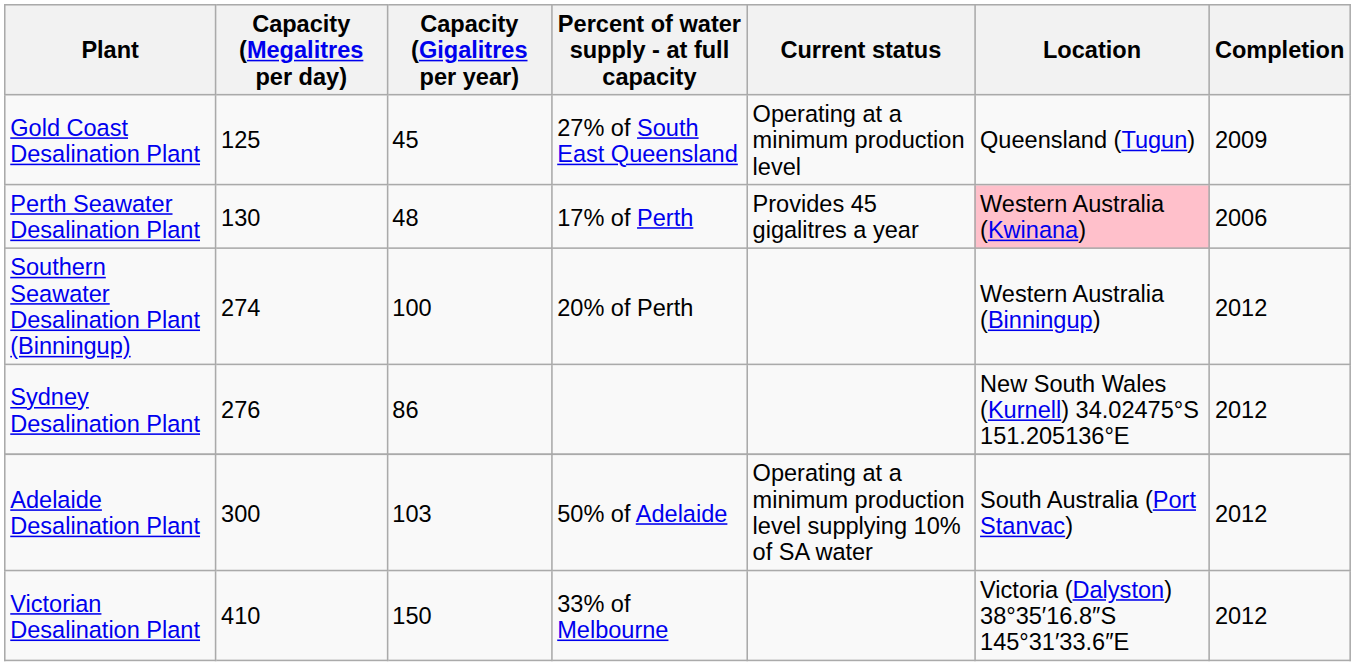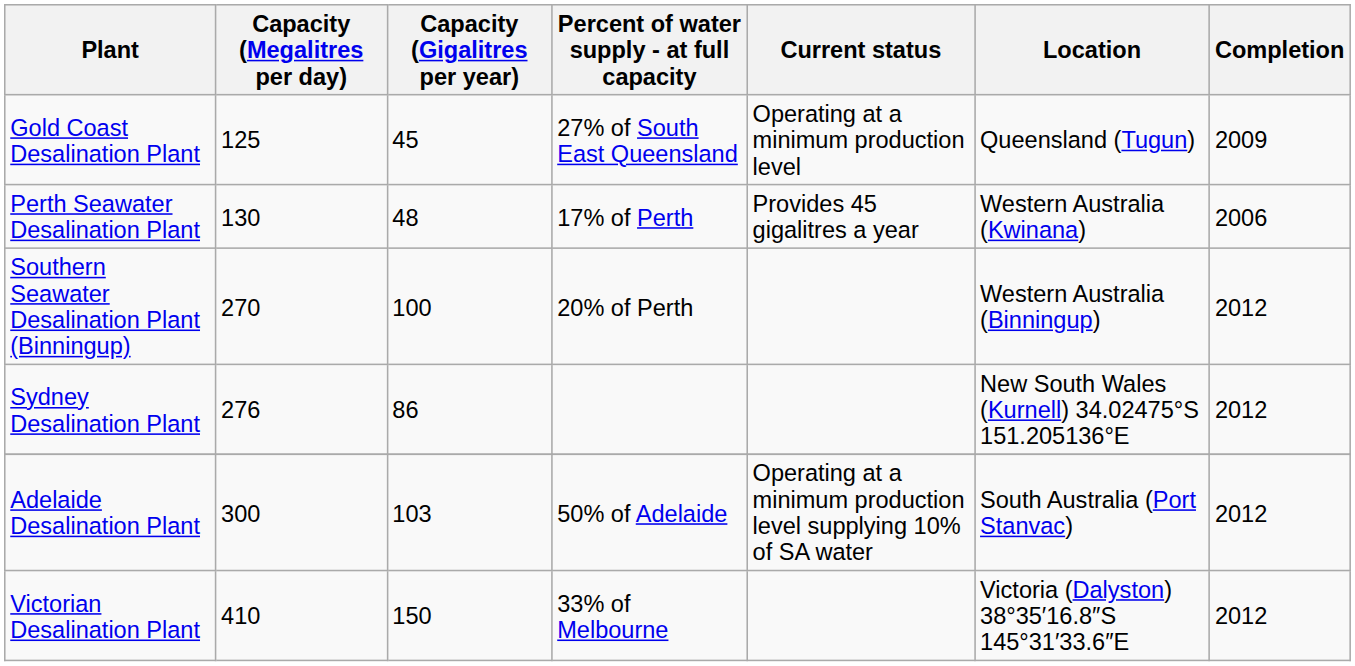(1072, 217) pink background -> (1072, 217) no background
(241, 307) 274 -> (241, 307) 270
